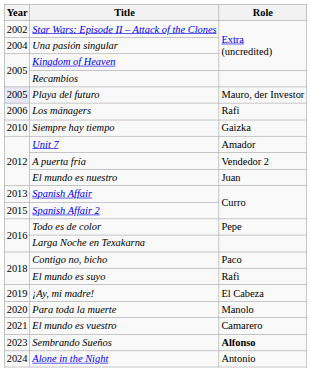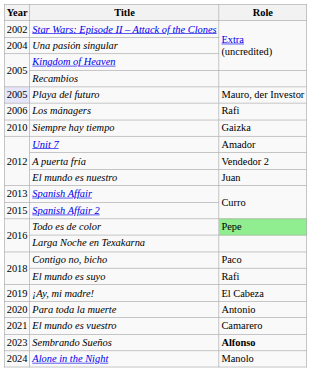(232, 227) no background -> (232, 227) lightgreen background
(238, 309) Manolo -> (238, 309) Antonio
(238, 359) Antonio -> (238, 359) Manolo
